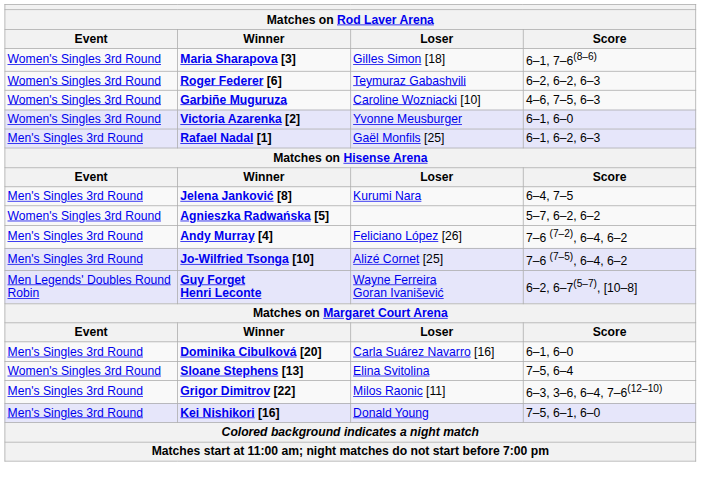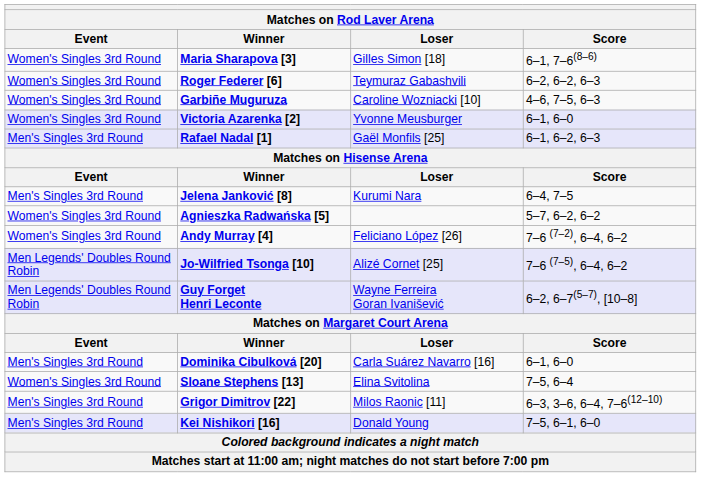(75, 236) Men's Singles 3rd Round -> (84, 236) Women's Singles 3rd Round
(75, 259) Men's Singles 3rd Round -> (89, 264) Men Legends' Doubles Round Robin
